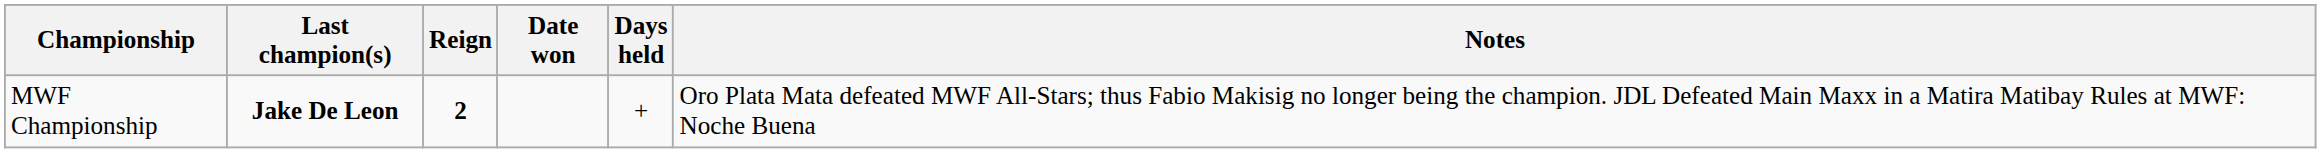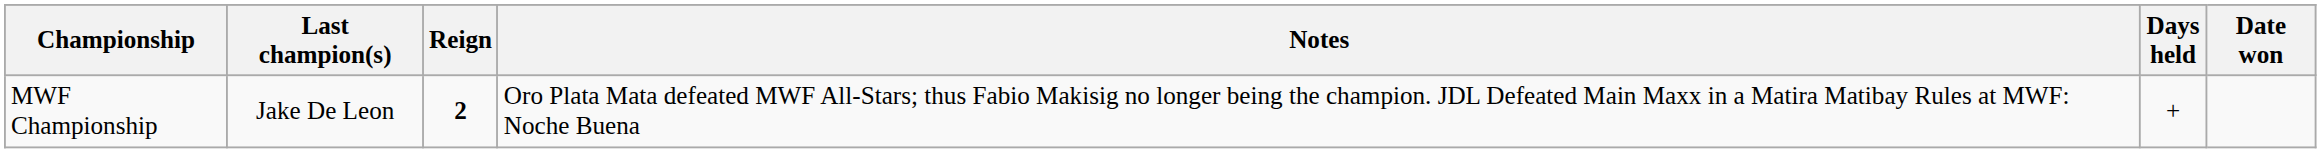columns swapped: (553, 39) <-> (1495, 39)
(325, 110) bold -> (325, 110) normal
